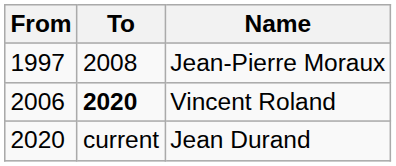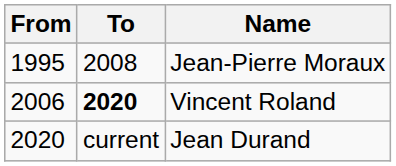(38, 62) 1997 -> (38, 62) 1995
